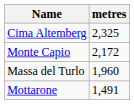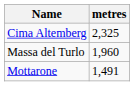- row: (39, 52)
